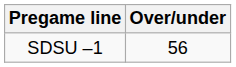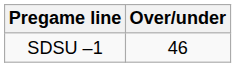(178, 47) 56 -> (178, 47) 46
